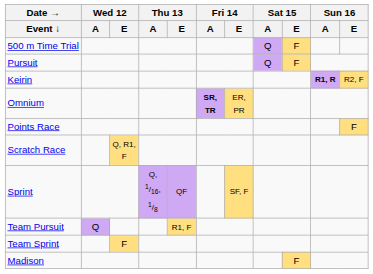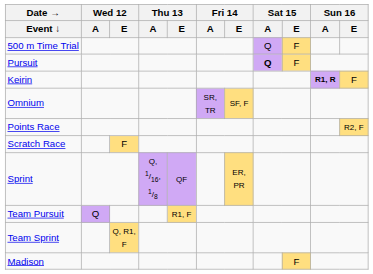(268, 63) normal -> (268, 63) bold
(354, 80) R2, F -> (354, 80) F
(210, 103) bold -> (210, 103) normal
(239, 103) ER, PR -> (239, 103) SF, F
(354, 127) F -> (354, 127) R2, F
(124, 150) Q, R1, F -> (124, 144) F
(239, 192) SF, F -> (239, 179) ER, PR
(124, 244) F -> (124, 238) Q, R1, F
